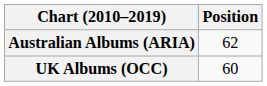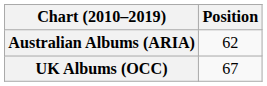(230, 68) 60 -> (230, 68) 67
